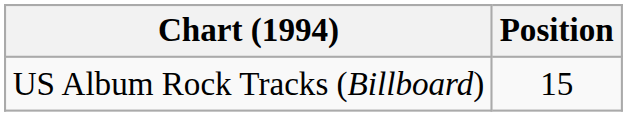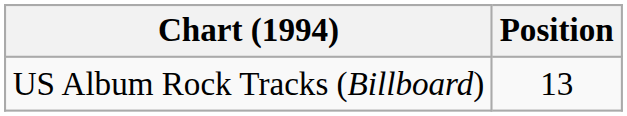(557, 83) 15 -> (557, 83) 13
